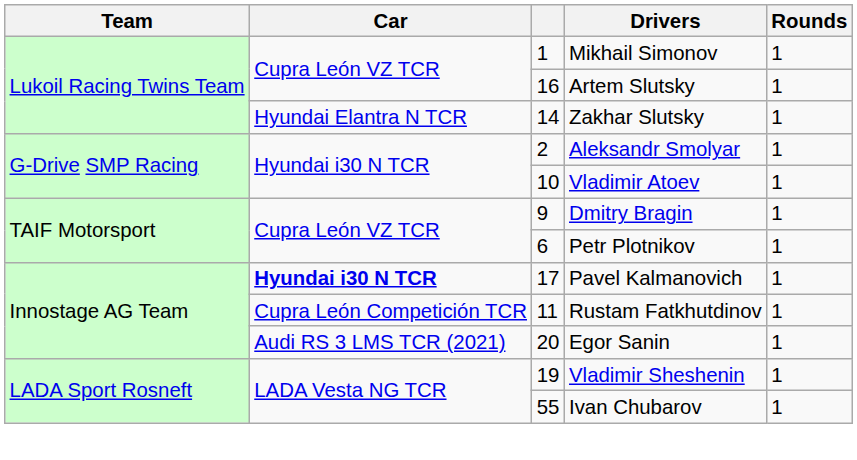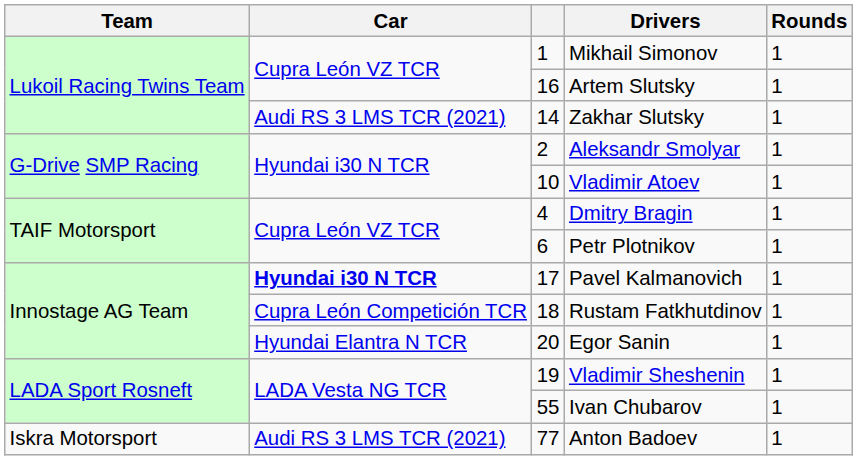(361, 117) Hyundai Elantra N TCR -> (380, 117) Audi RS 3 LMS TCR (2021)
(542, 213) 9 -> (542, 213) 4
(547, 310) 11 -> (548, 310) 18
(380, 342) Audi RS 3 LMS TCR (2021) -> (361, 342) Hyundai Elantra N TCR
+ row: (633, 438)
